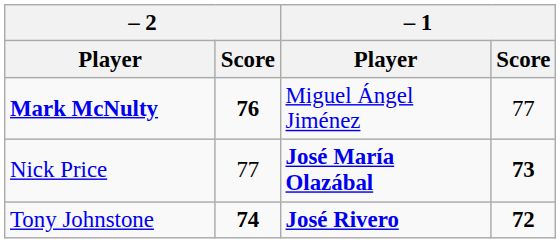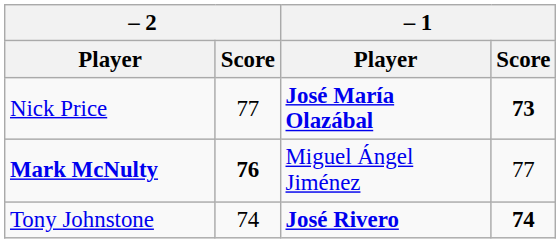rows swapped: (59, 170) <-> (84, 108)
(248, 219) bold -> (248, 219) normal
(523, 219) 72 -> (523, 219) 74
